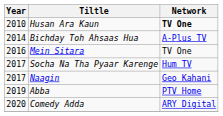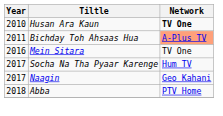(16, 38) 2014 -> (16, 38) 2011
(184, 38) no background -> (184, 38) lightsalmon background
(16, 91) 2019 -> (16, 91) 2018
- row: (57, 104)
